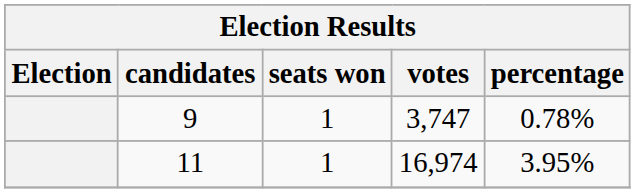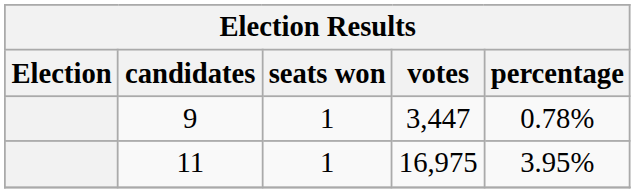(438, 118) 3,747 -> (438, 118) 3,447
(438, 163) 16,974 -> (438, 163) 16,975
